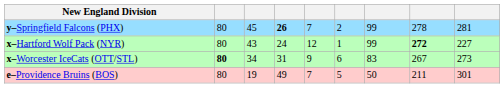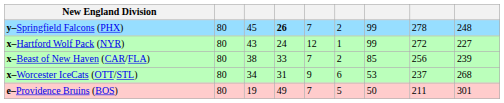(464, 28) 281 -> (464, 28) 248
(419, 43) bold -> (419, 43) normal
+ row: (78, 59)
(222, 59) bold -> (222, 75) normal
(372, 59) 83 -> (372, 75) 53
(419, 59) 267 -> (419, 75) 237
(464, 59) 273 -> (464, 75) 268
